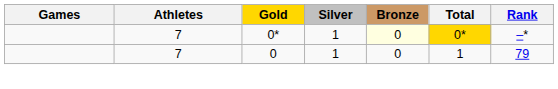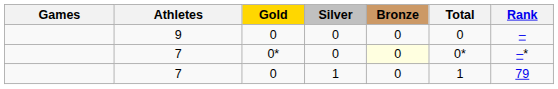+ row: (178, 35)
(336, 35) 1 -> (336, 54) 0
(460, 35) gold background -> (460, 54) no background
